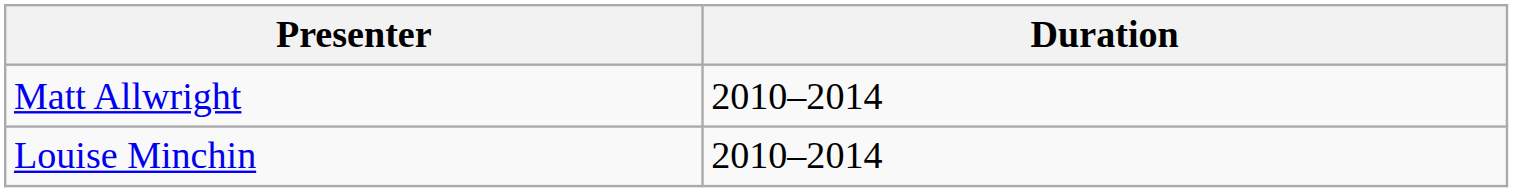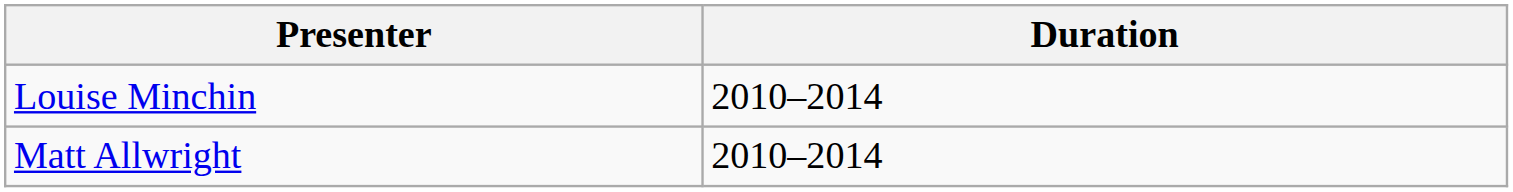rows swapped: (135, 155) <-> (128, 95)
